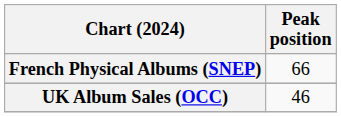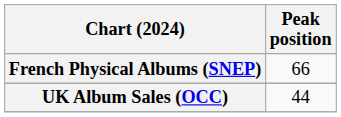(301, 97) 46 -> (301, 97) 44
